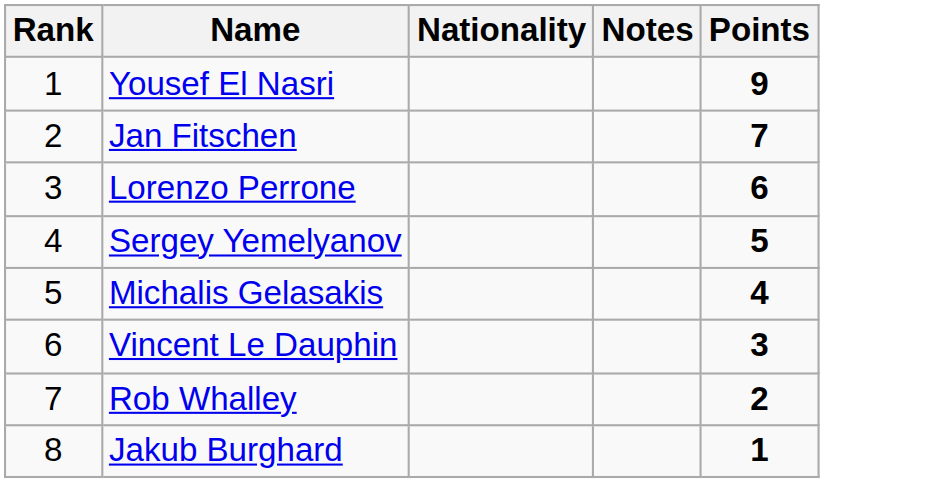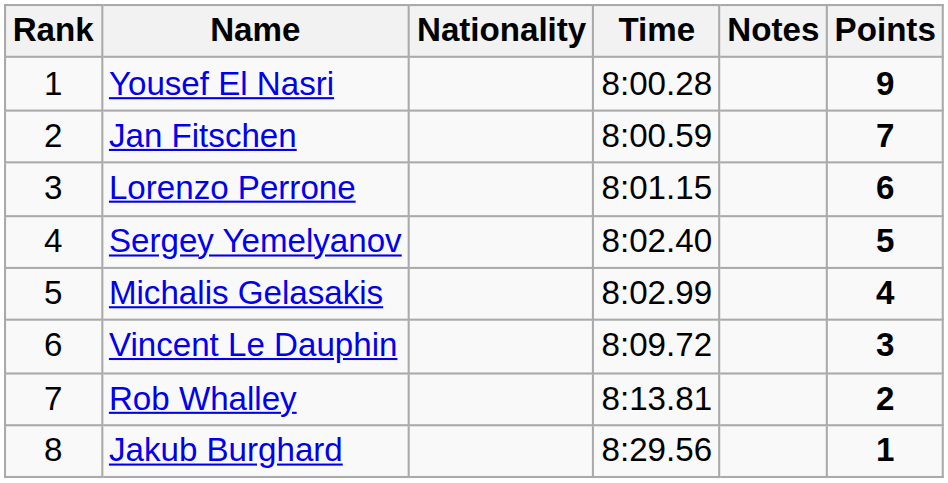+ column: (657, 30)
